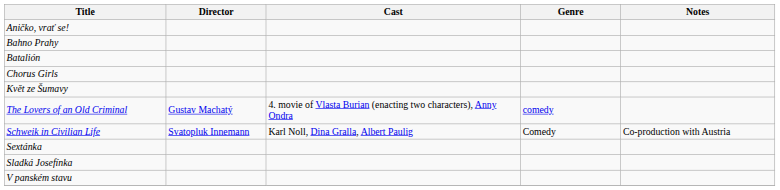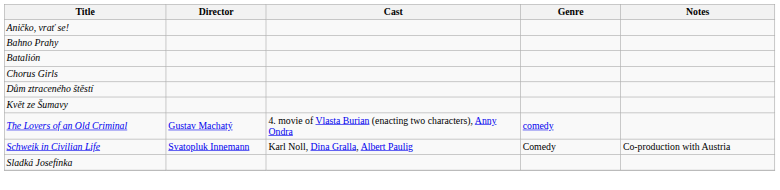+ row: (50, 89)
- row: (24, 147)
- row: (39, 178)
